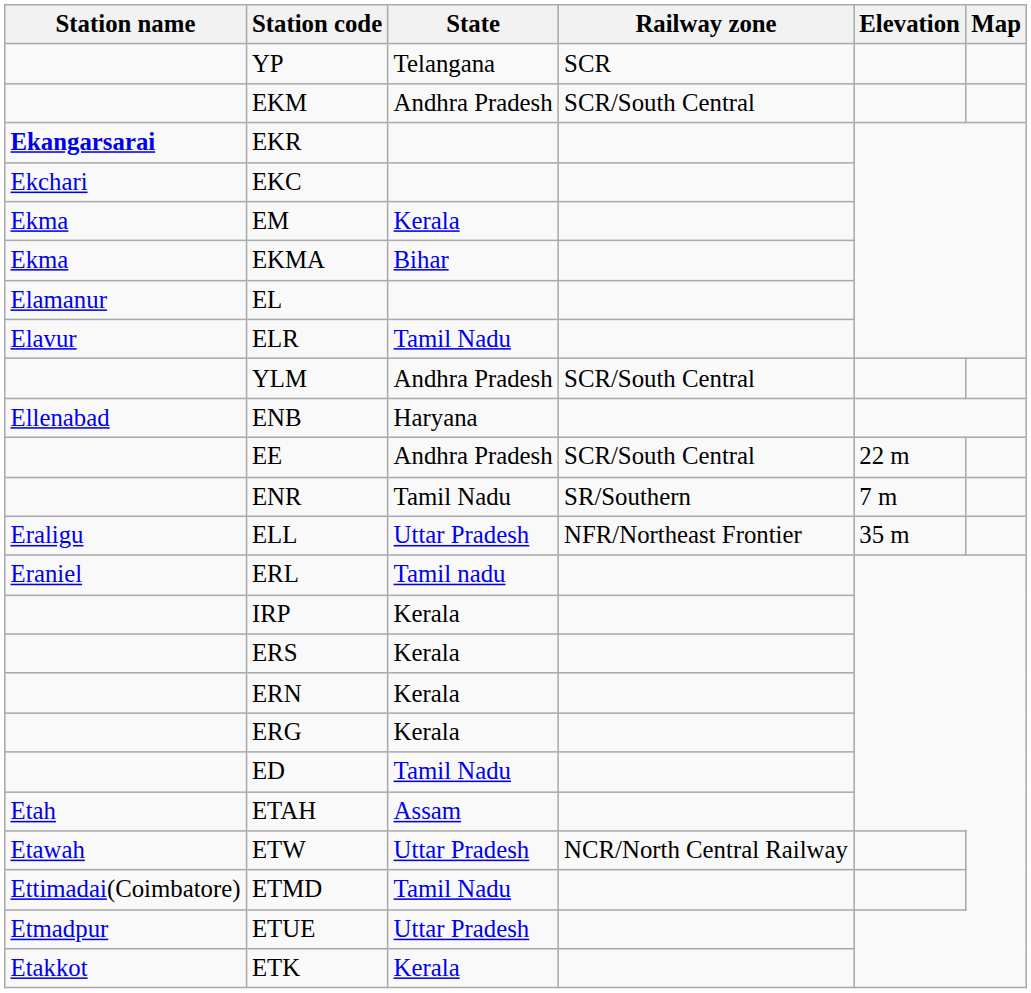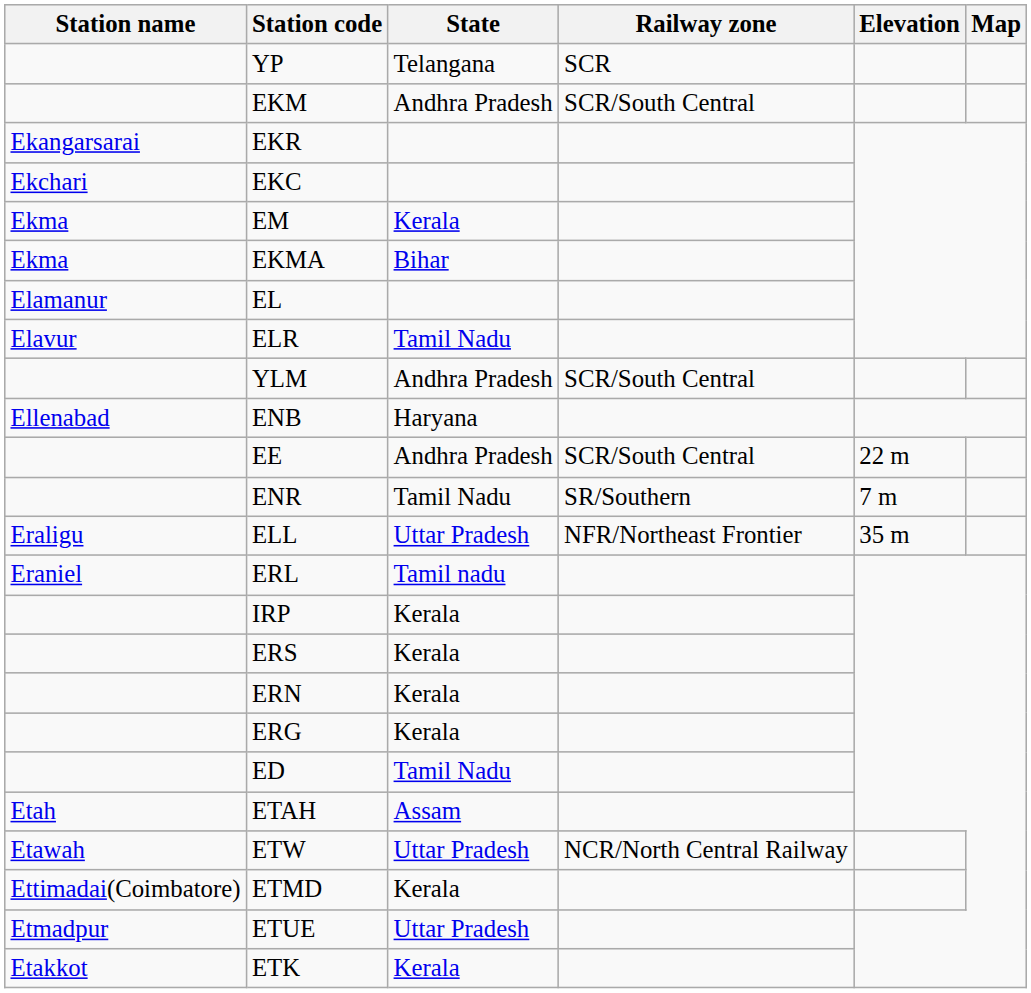(83, 142) bold -> (75, 142) normal
(452, 889) Tamil Nadu -> (427, 889) Kerala
